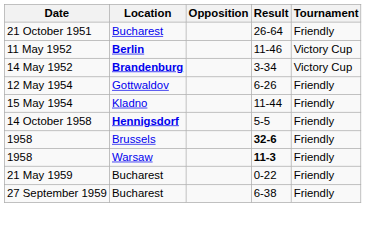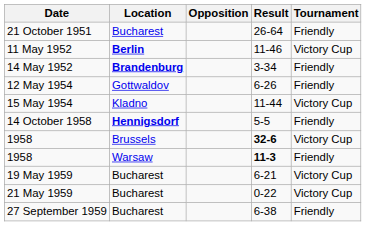(323, 67) Victory Cup -> (314, 67) Friendly
(314, 103) Friendly -> (323, 103) Victory Cup
(314, 139) Friendly -> (323, 139) Victory Cup
+ row: (40, 175)
(314, 175) Friendly -> (323, 193) Victory Cup
